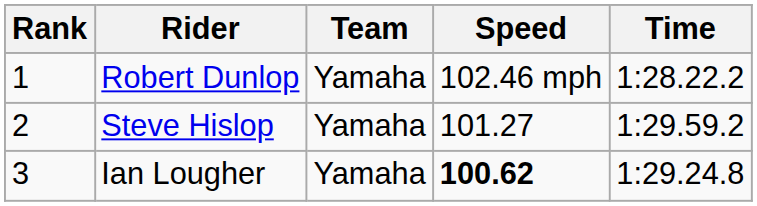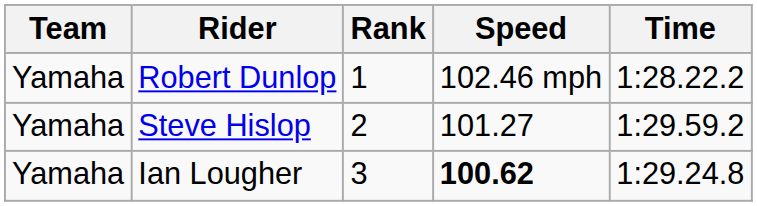columns swapped: (50, 28) <-> (370, 28)
